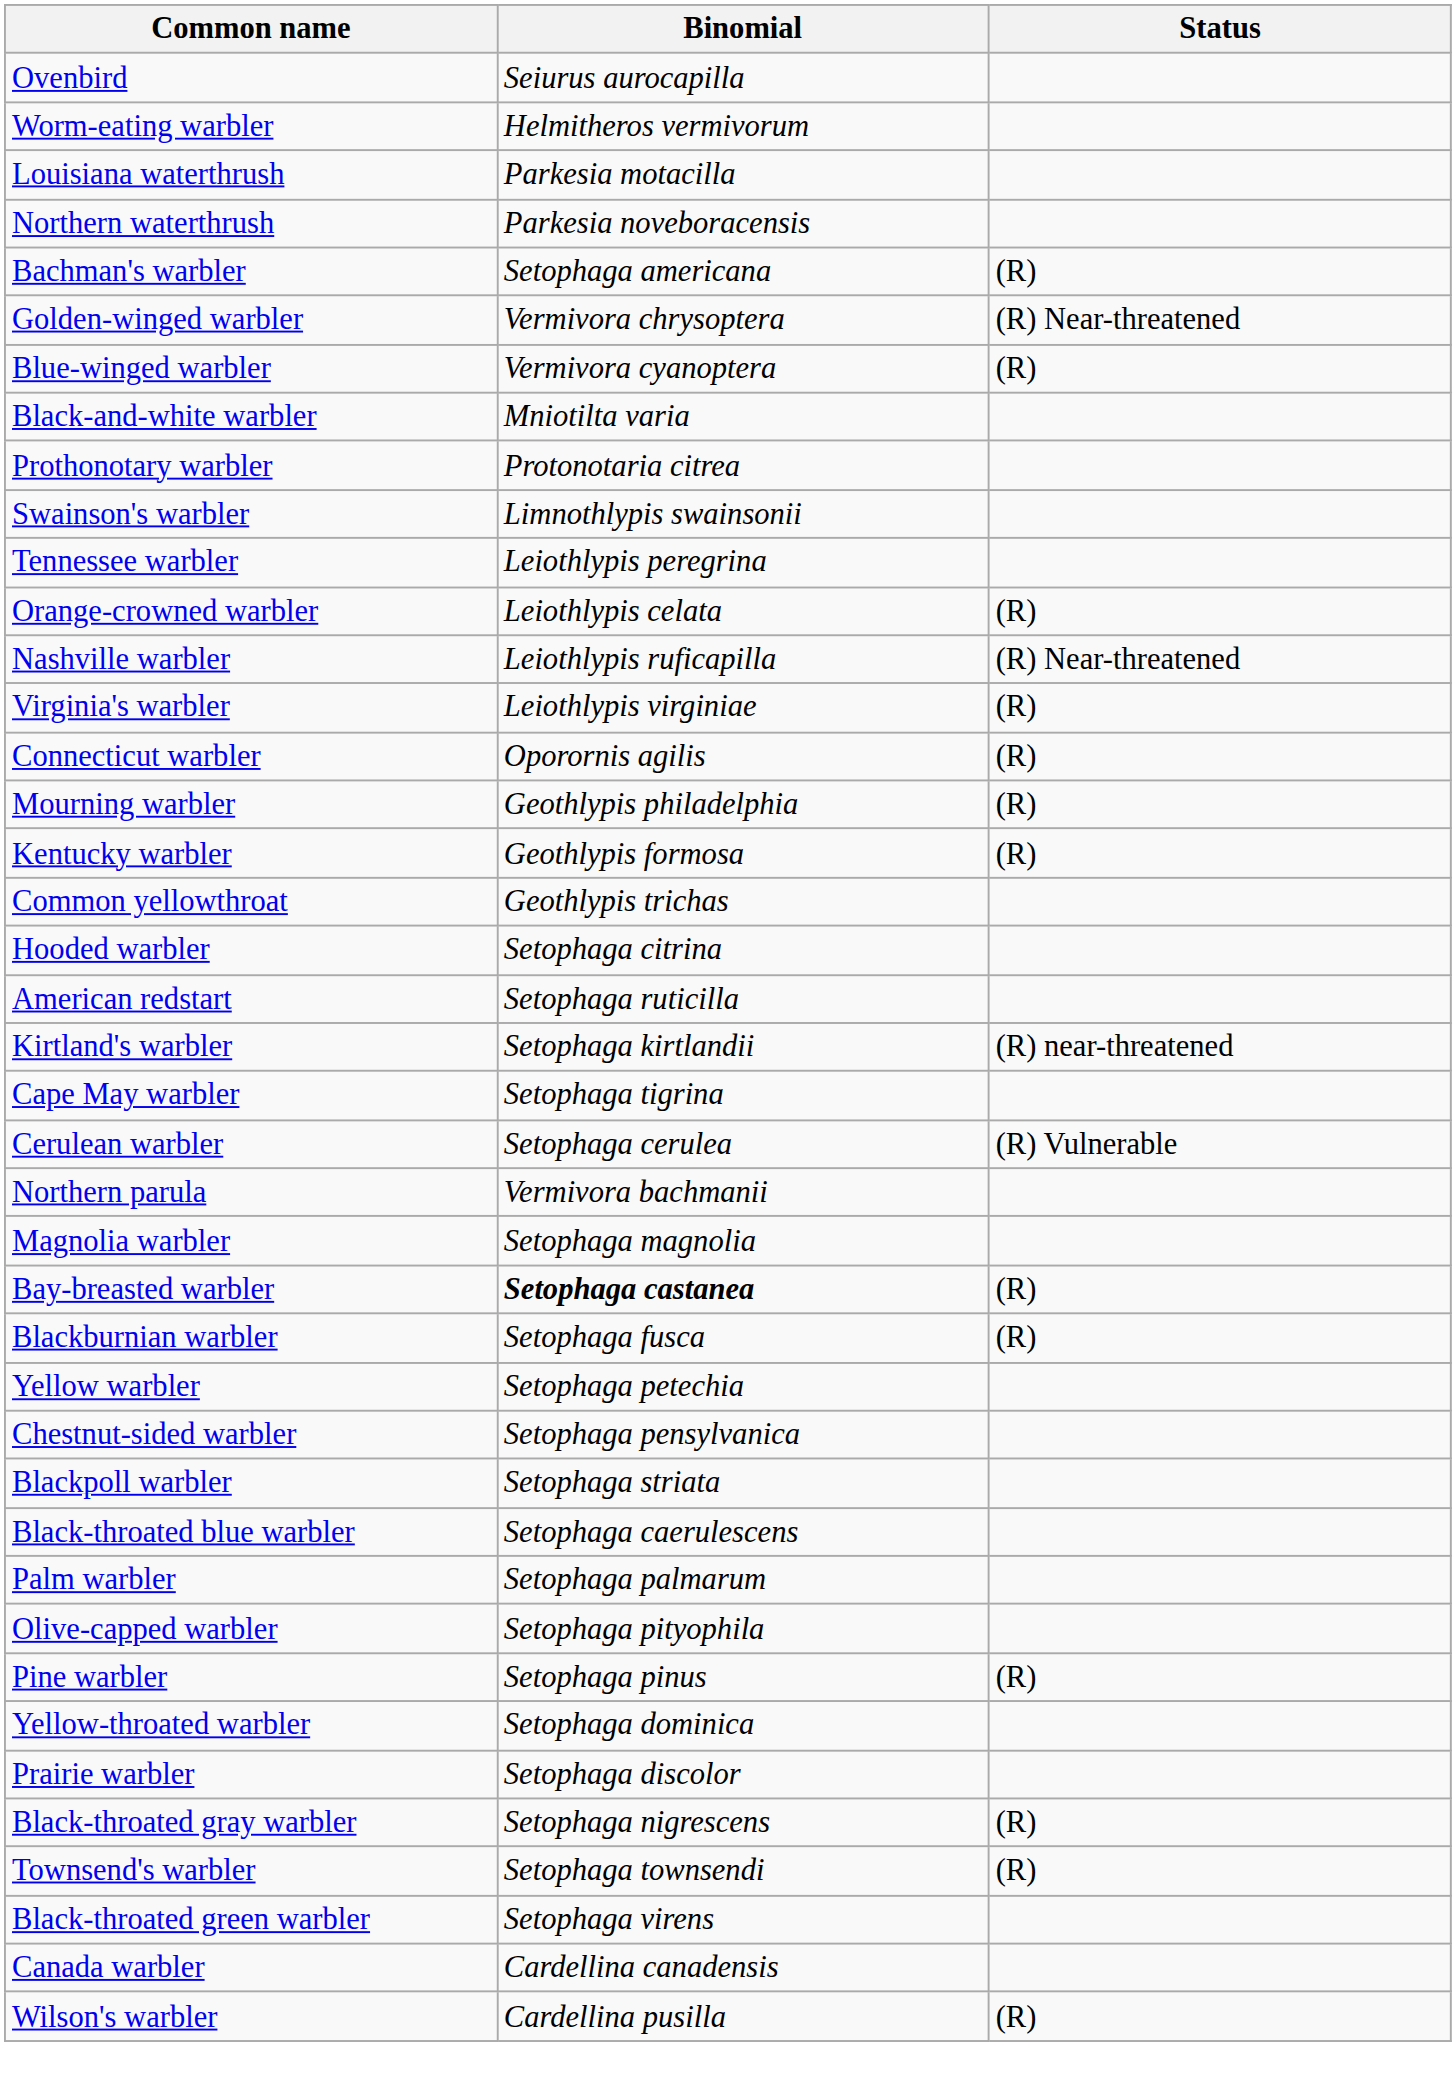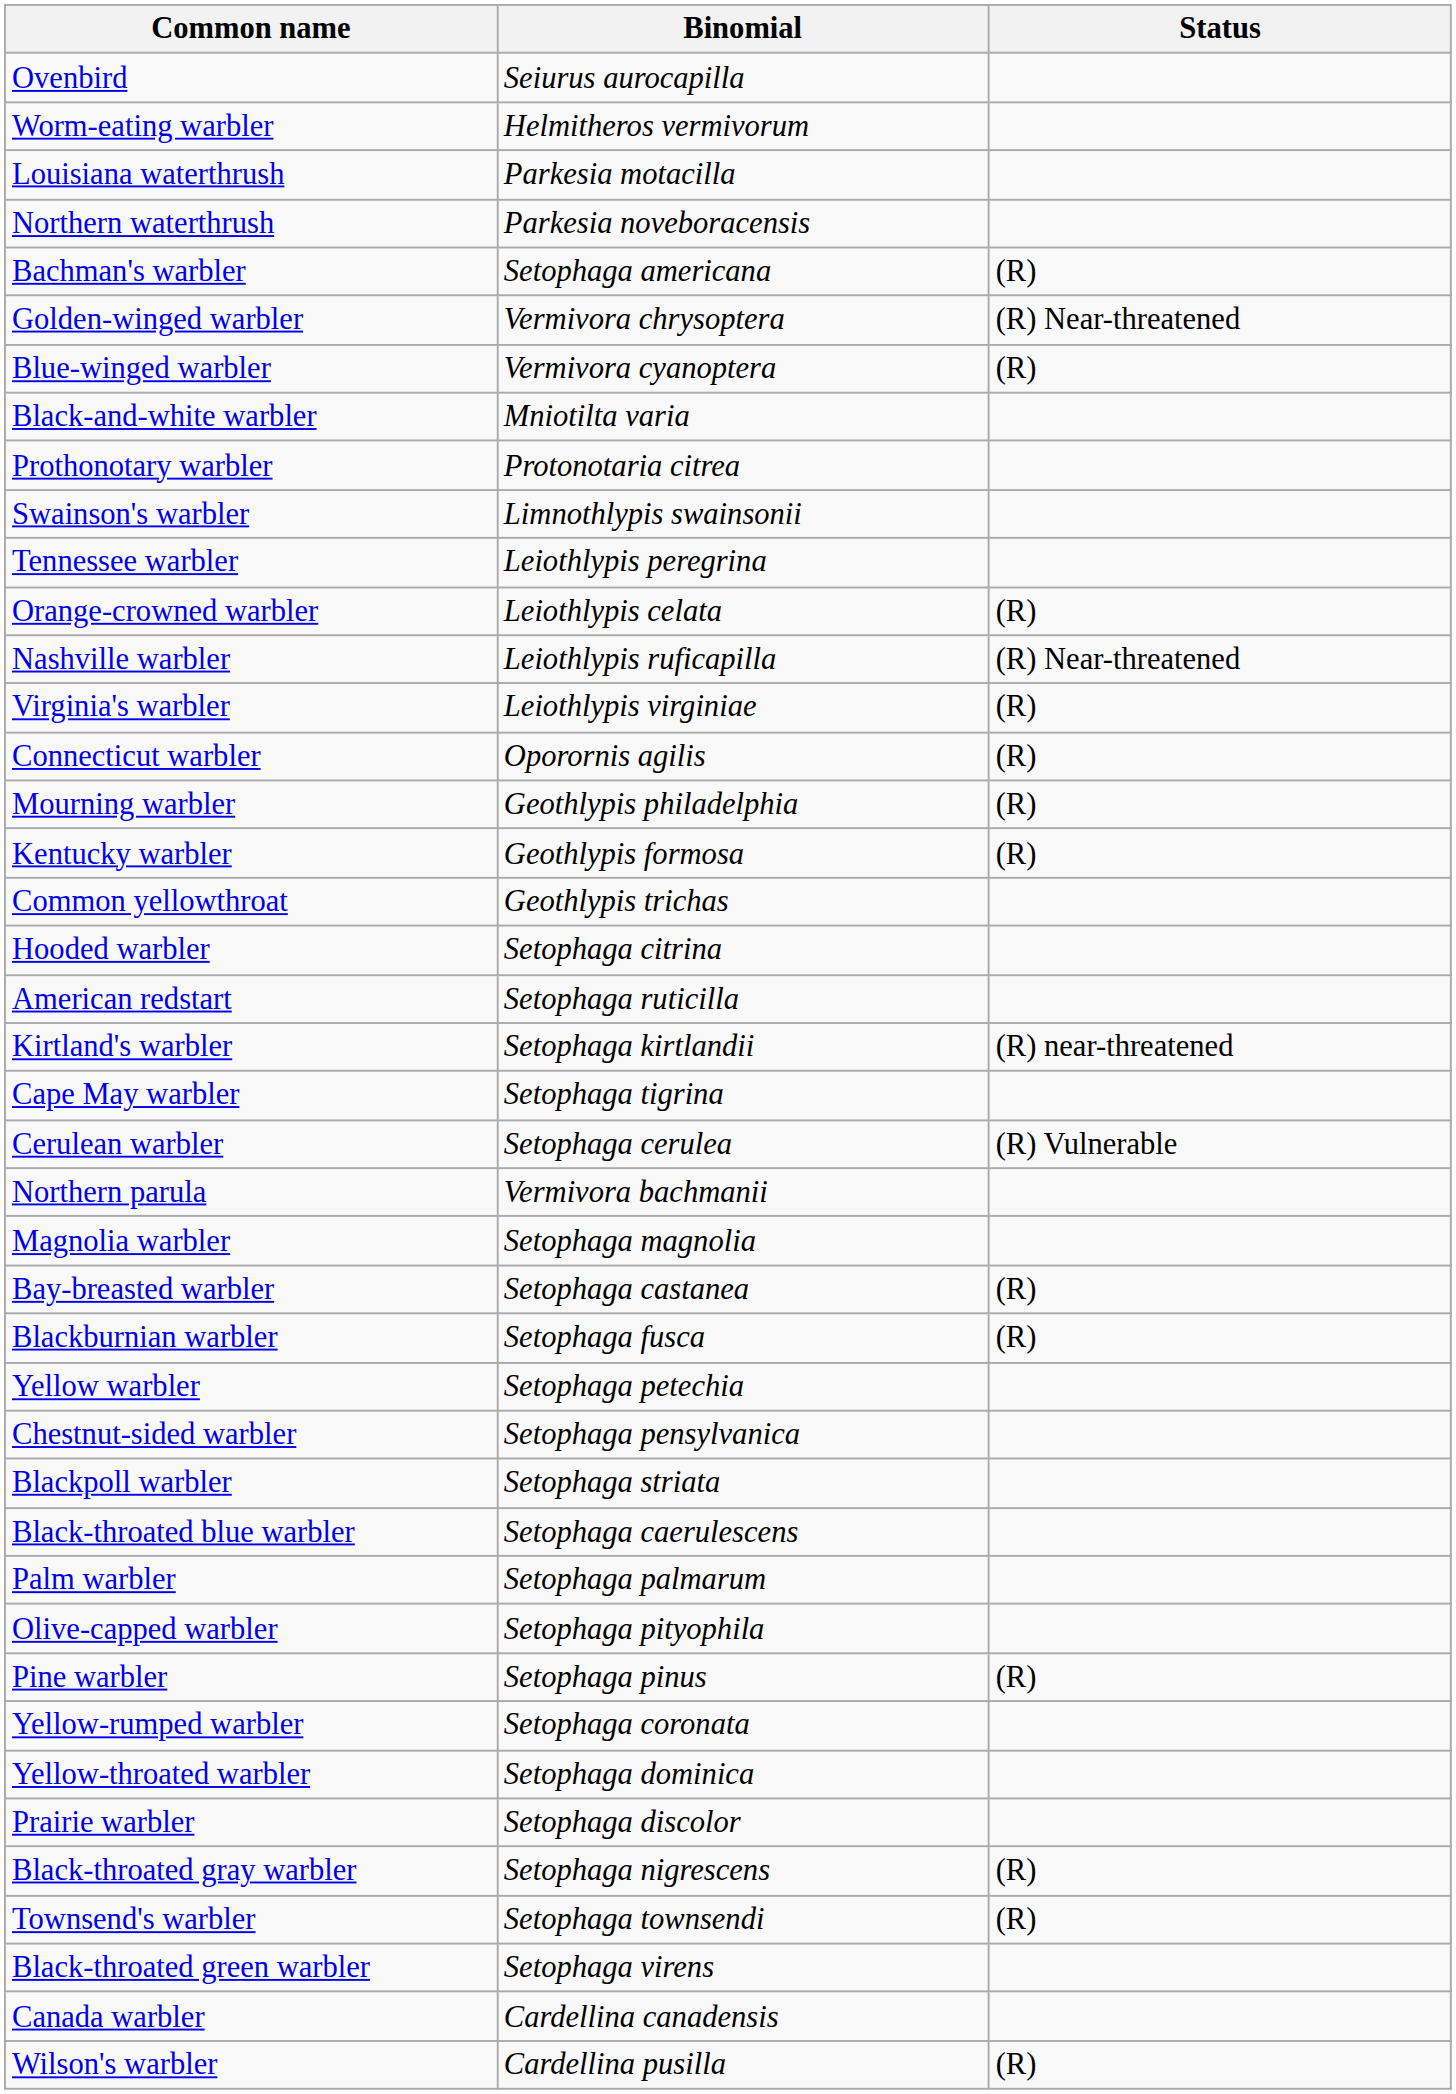(629, 1288) bold -> (626, 1288) normal
+ row: (158, 1725)
